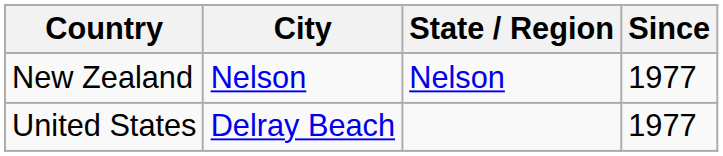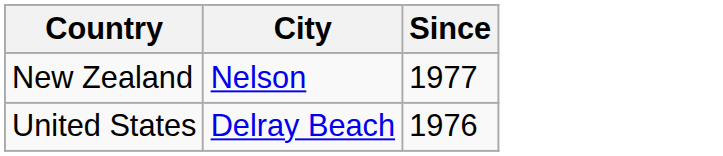- column: (512, 28)
(662, 126) 1977 -> (443, 126) 1976
